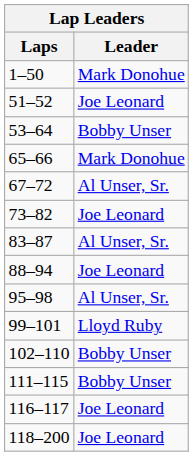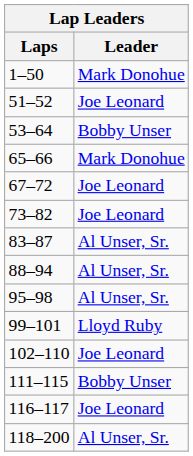(123, 185) Al Unser, Sr. -> (121, 185) Joe Leonard
(121, 269) Joe Leonard -> (123, 269) Al Unser, Sr.
(124, 353) Bobby Unser -> (121, 353) Joe Leonard
(121, 437) Joe Leonard -> (123, 437) Al Unser, Sr.
